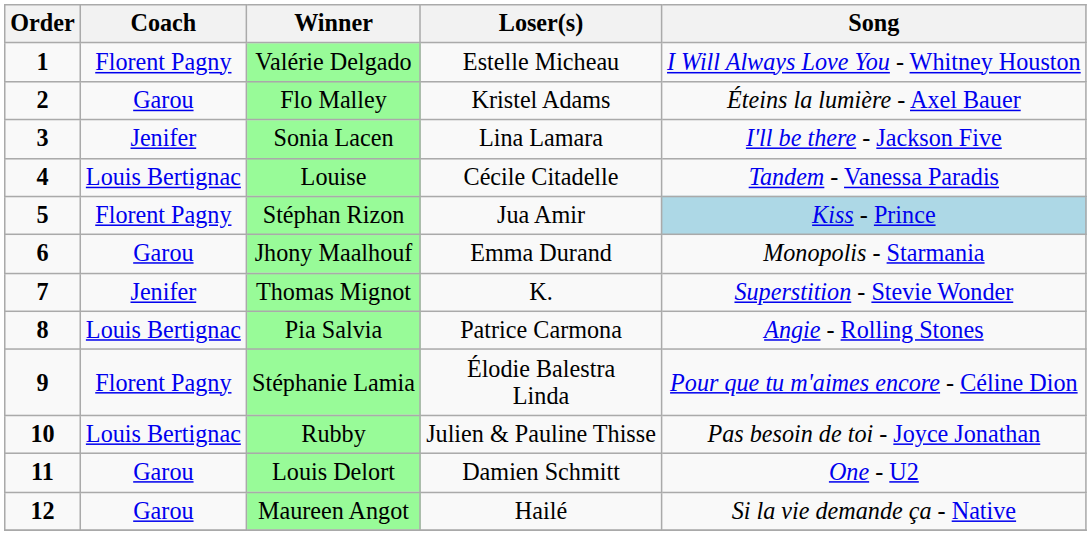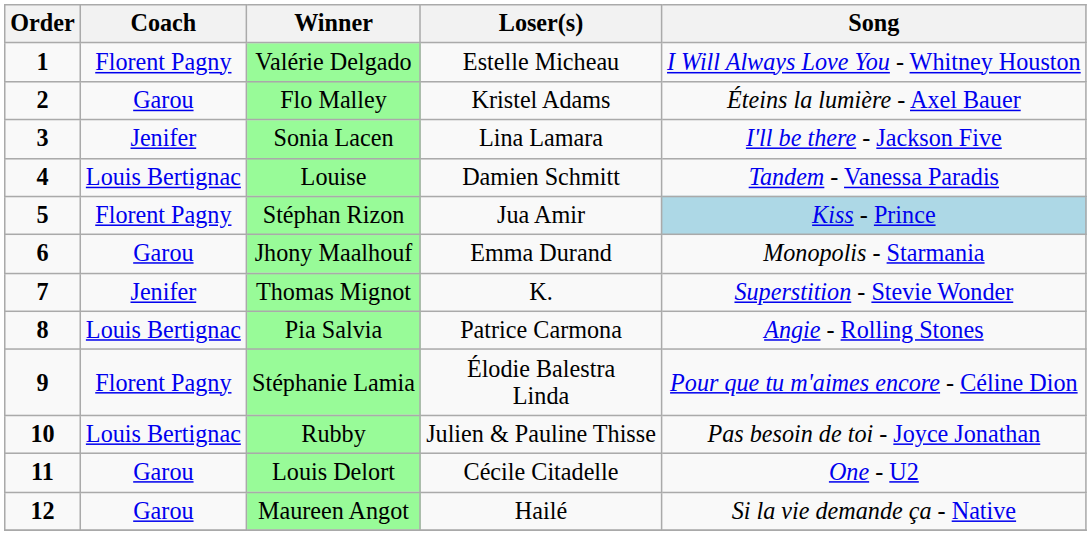(541, 176) Cécile Citadelle -> (541, 176) Damien Schmitt
(541, 472) Damien Schmitt -> (541, 472) Cécile Citadelle
